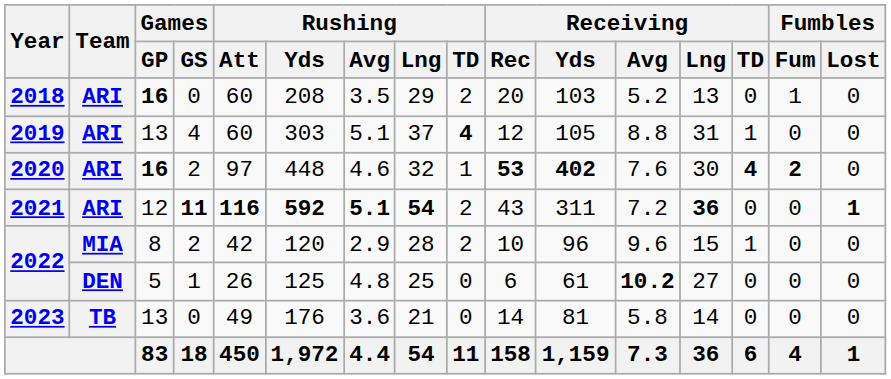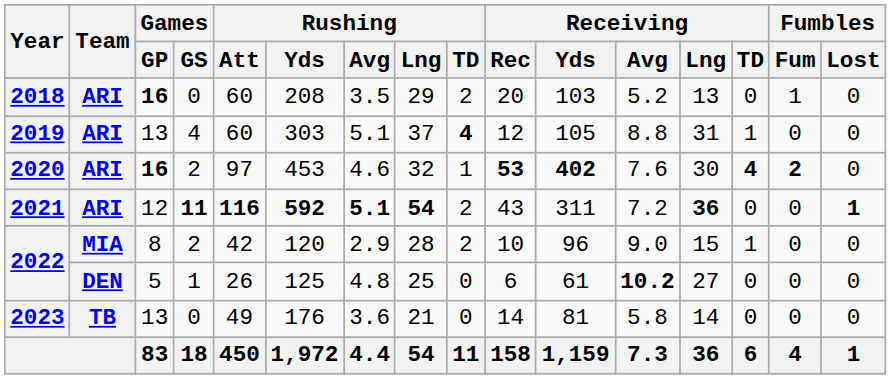(305, 171) 448 -> (305, 171) 453
(647, 245) 9.6 -> (647, 245) 9.0
